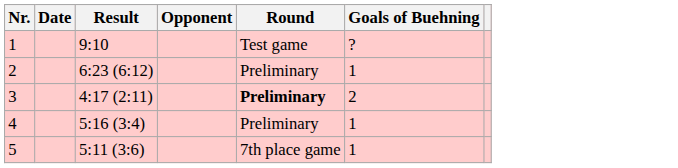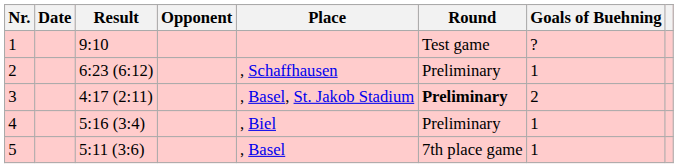+ column: (327, 17)
